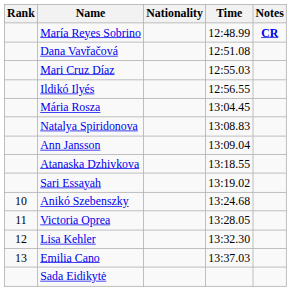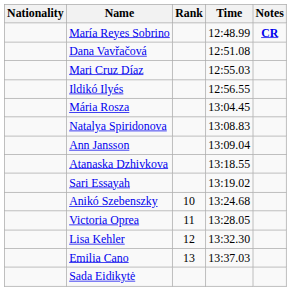columns swapped: (21, 13) <-> (175, 13)
